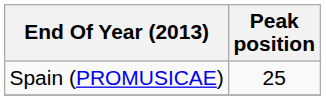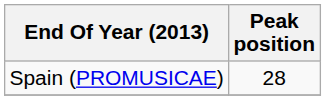(274, 77) 25 -> (274, 77) 28
